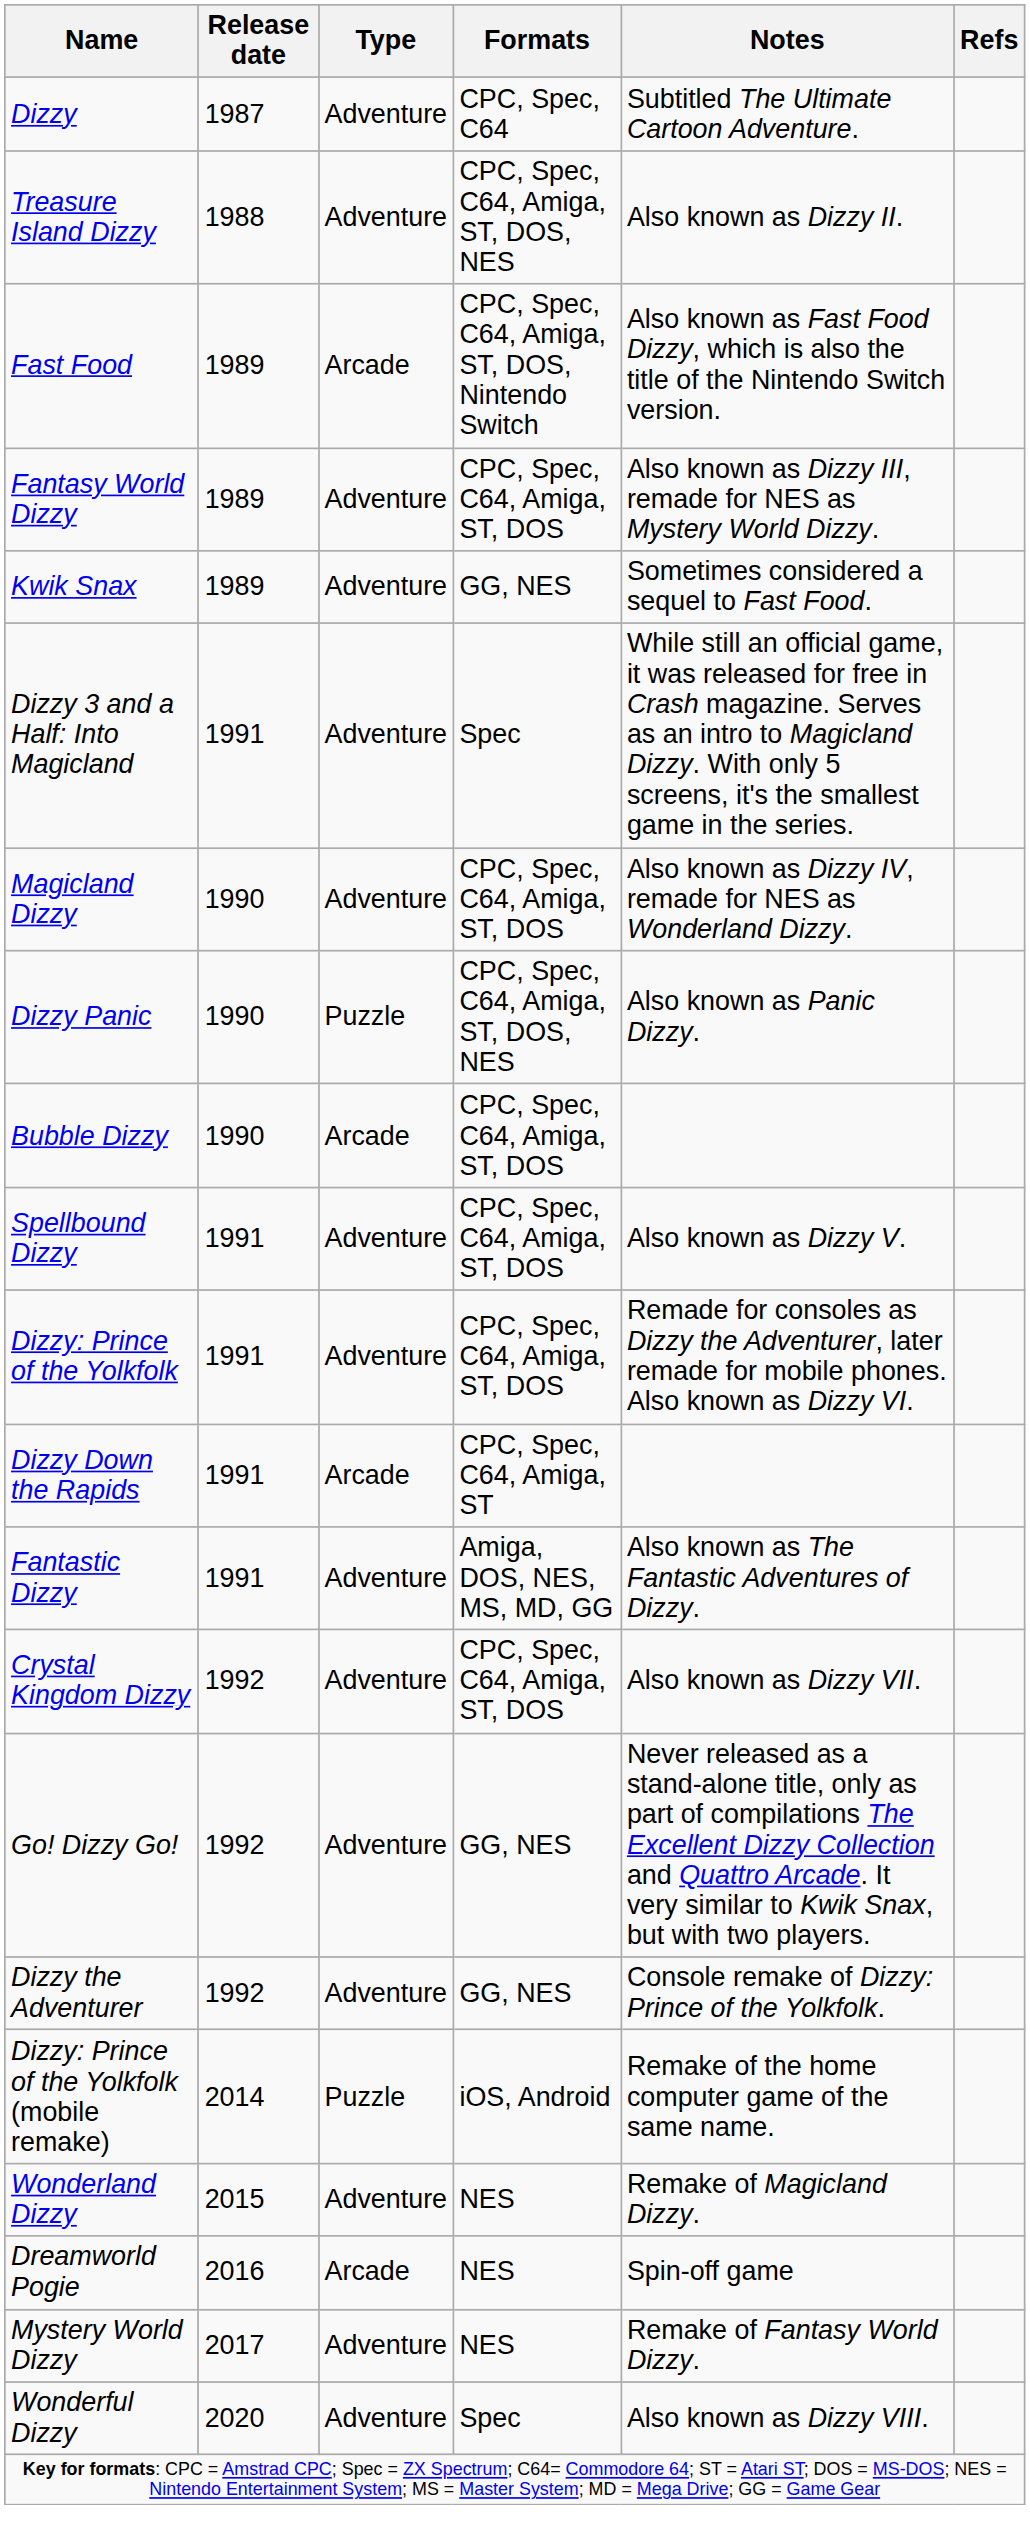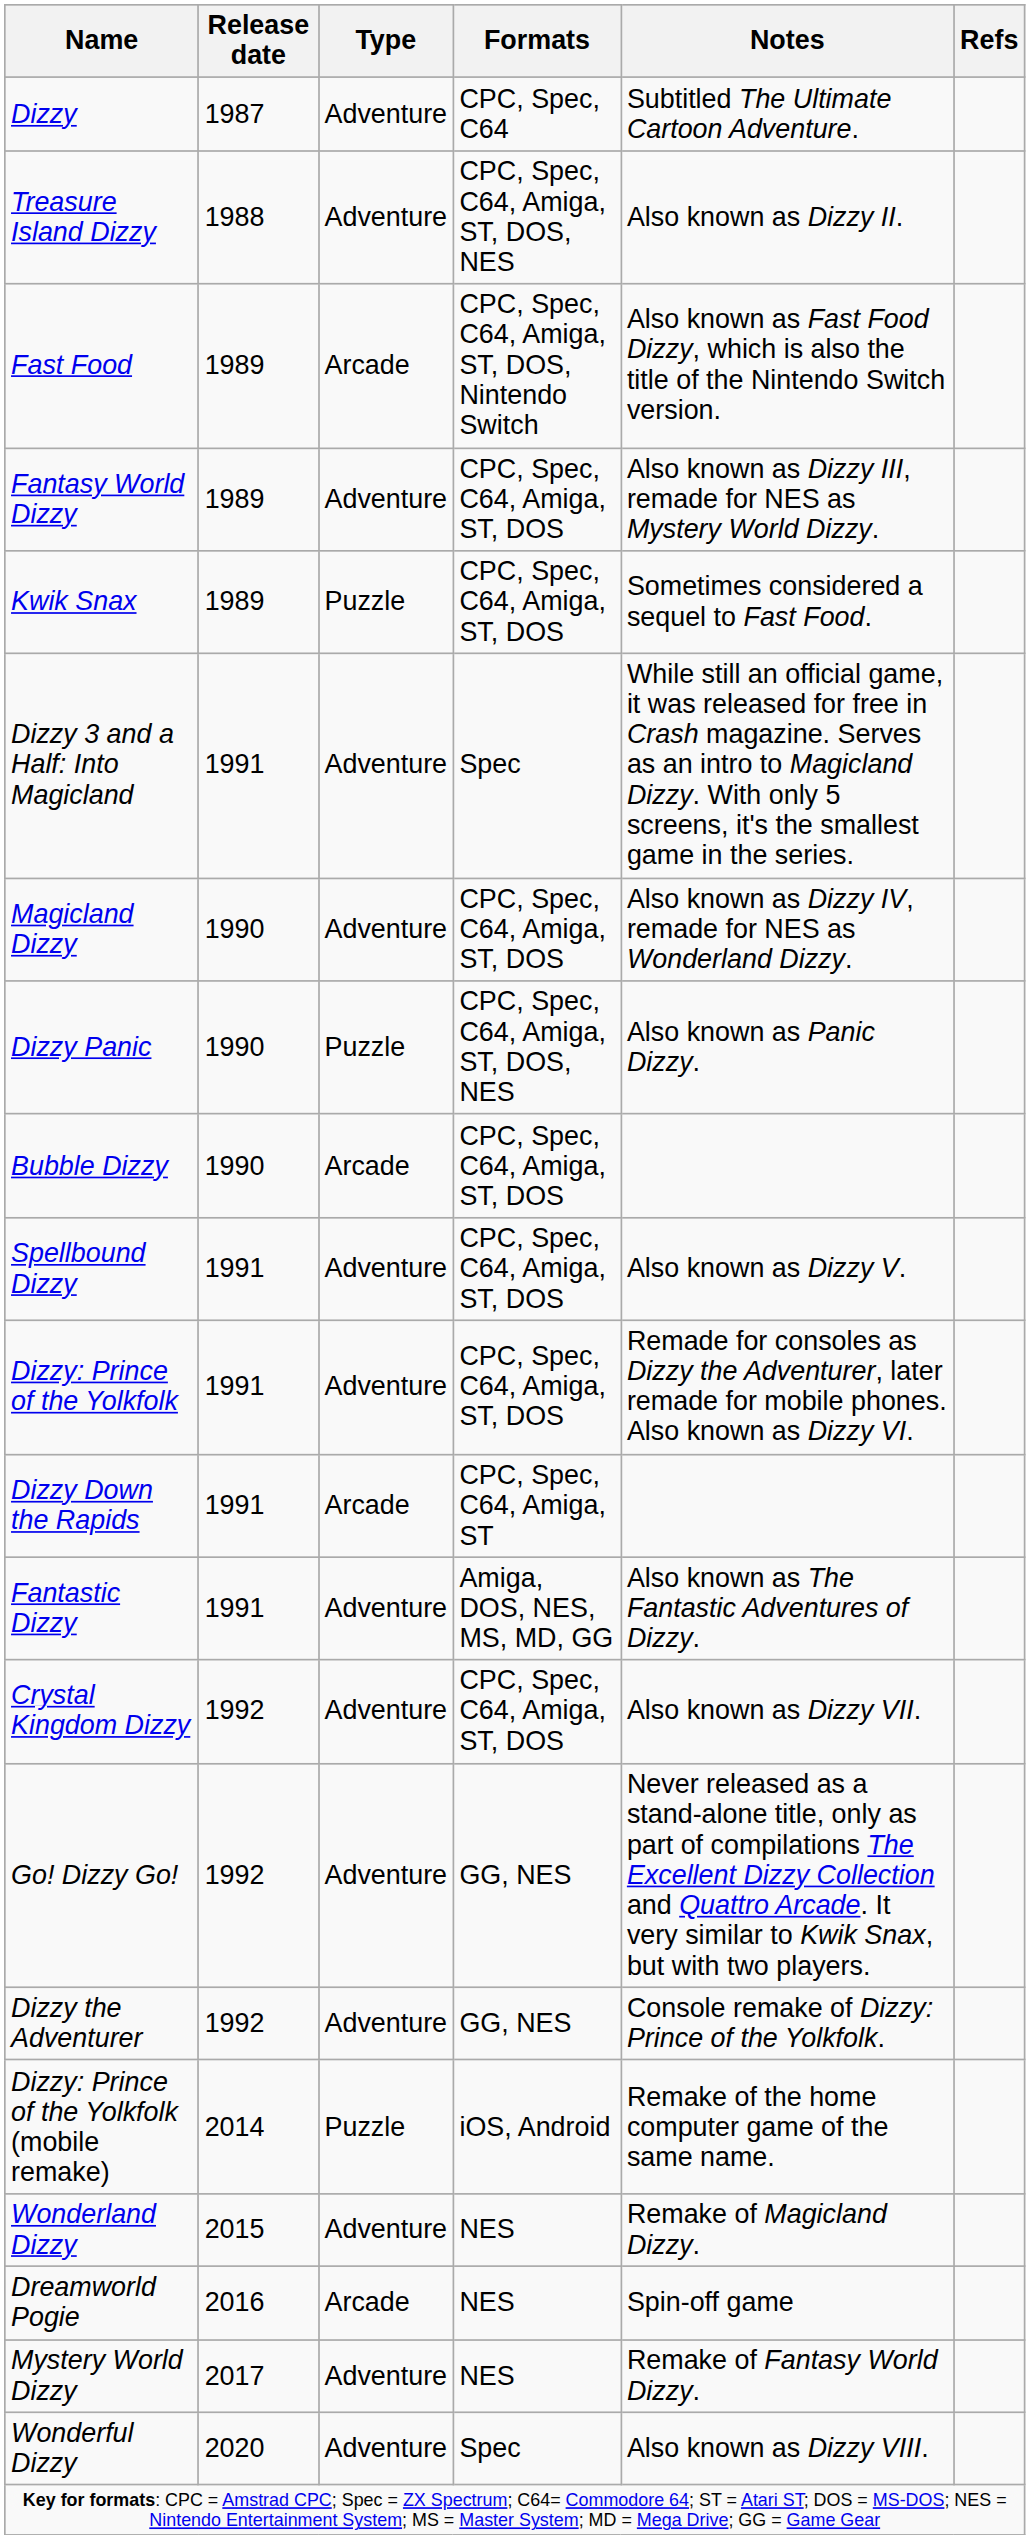(386, 586) Adventure -> (365, 601) Puzzle
(515, 586) GG, NES -> (533, 601) CPC, Spec, C64, Amiga, ST, DOS
